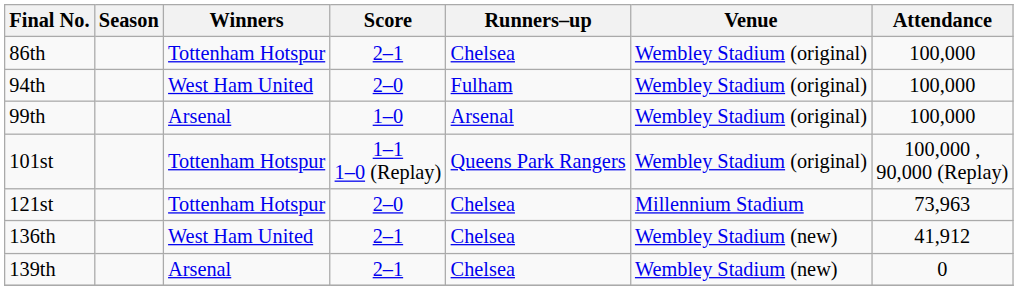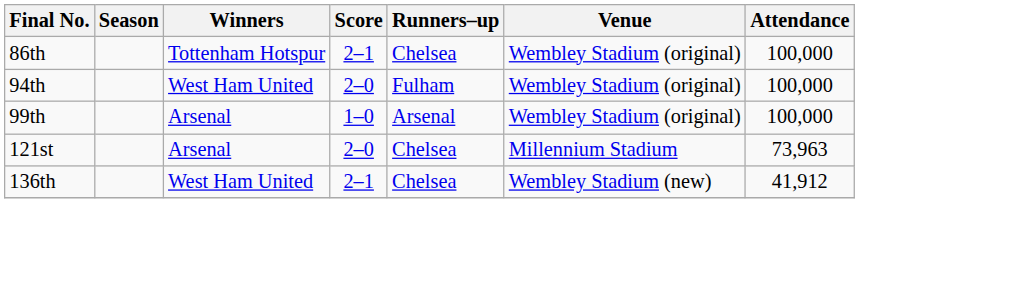- row: (31, 160)
(247, 204) Tottenham Hotspur -> (200, 149) Arsenal
- row: (32, 269)
